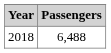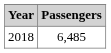(71, 37) 6,488 -> (71, 37) 6,485
